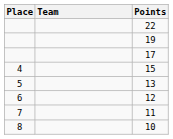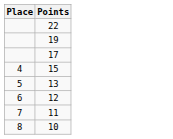- column: (48, 12)
